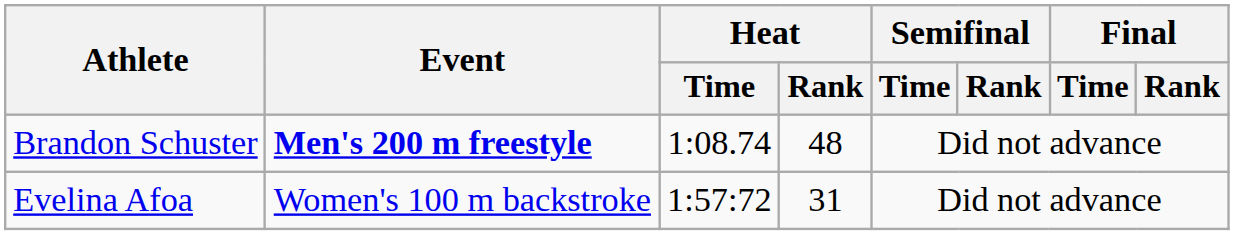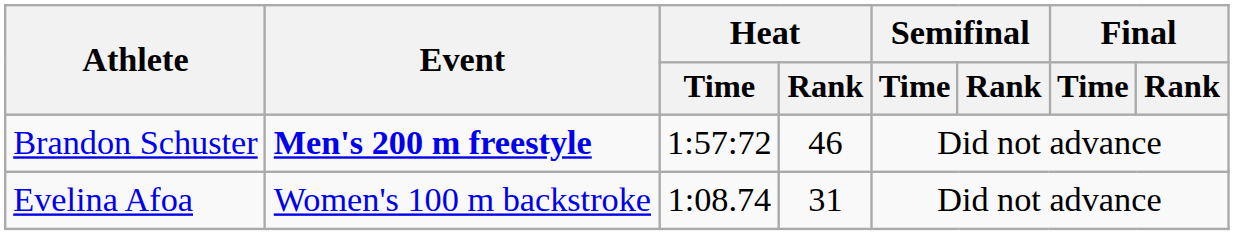(719, 143) 1:08.74 -> (719, 143) 1:57:72
(825, 143) 48 -> (825, 143) 46
(719, 199) 1:57:72 -> (719, 199) 1:08.74
